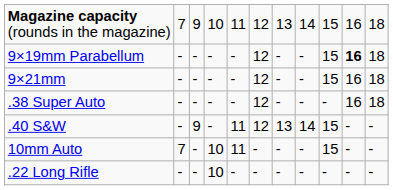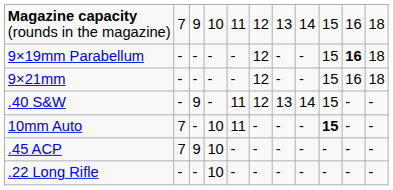- row: (57, 102)
(330, 149) normal -> (330, 126) bold
+ row: (35, 149)
